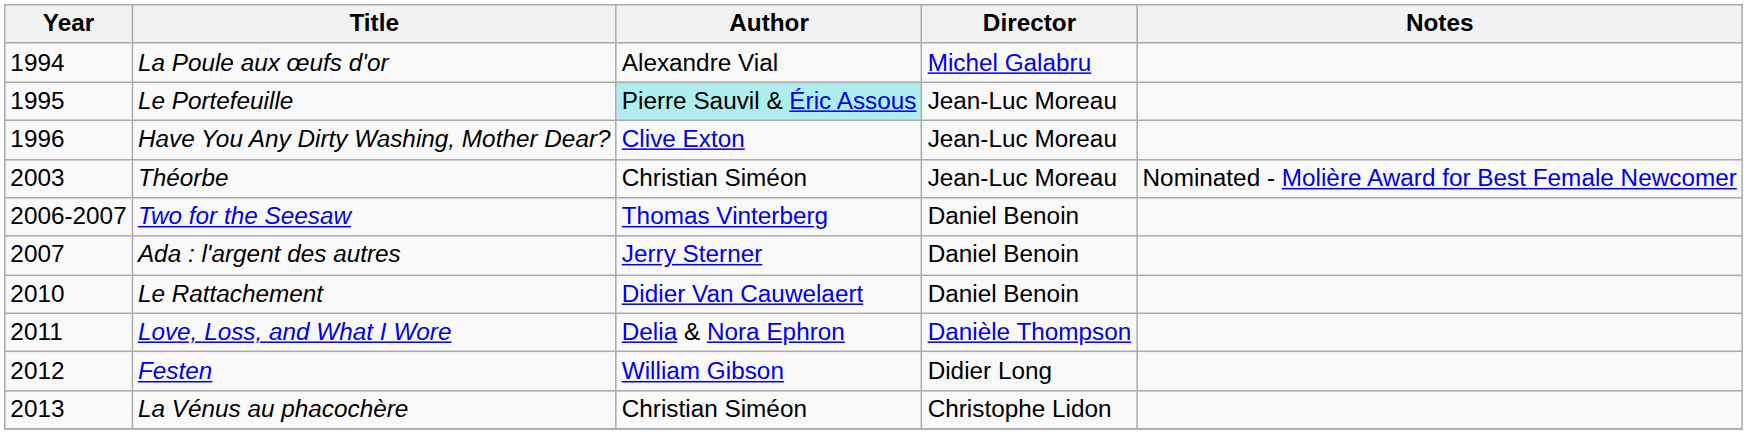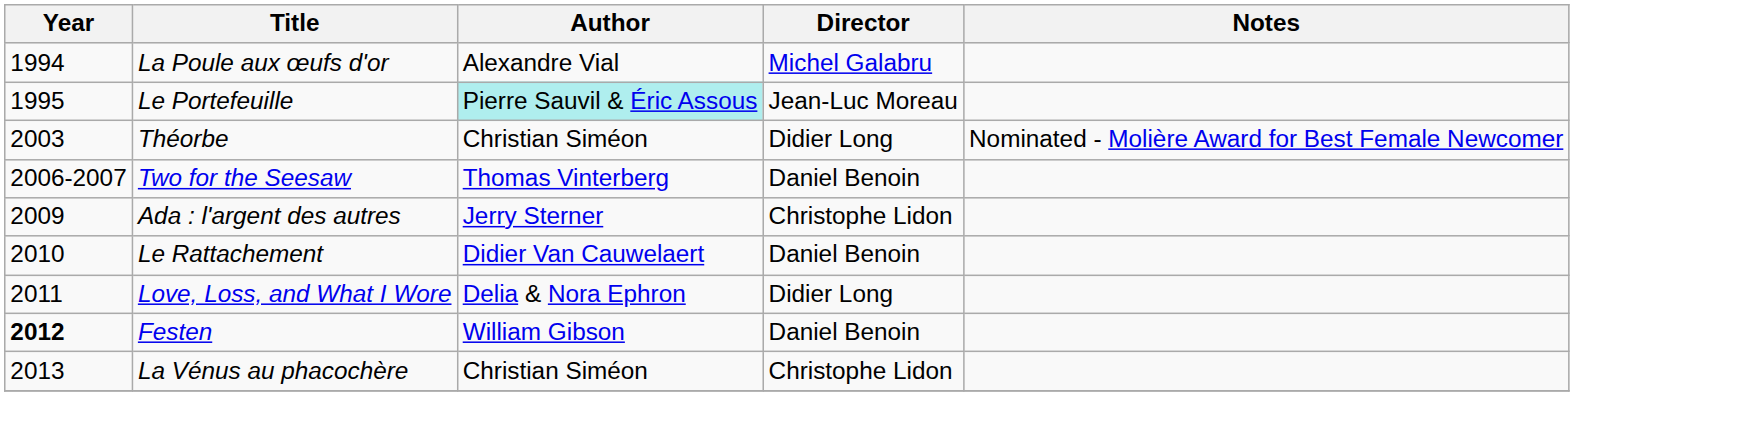- row: (374, 139)
(1022, 178) Jean-Luc Moreau -> (831, 139) Didier Long
(37, 255) 2007 -> (37, 216) 2009
(1003, 255) Daniel Benoin -> (861, 216) Christophe Lidon
(1029, 332) Danièle Thompson -> (831, 293) Didier Long
(37, 370) normal -> (37, 332) bold
(990, 370) Didier Long -> (844, 332) Daniel Benoin
